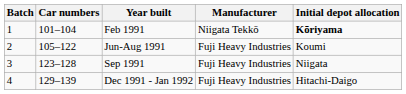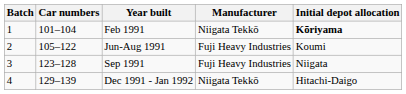(244, 81) Fuji Heavy Industries -> (228, 81) Niigata Tekkō
